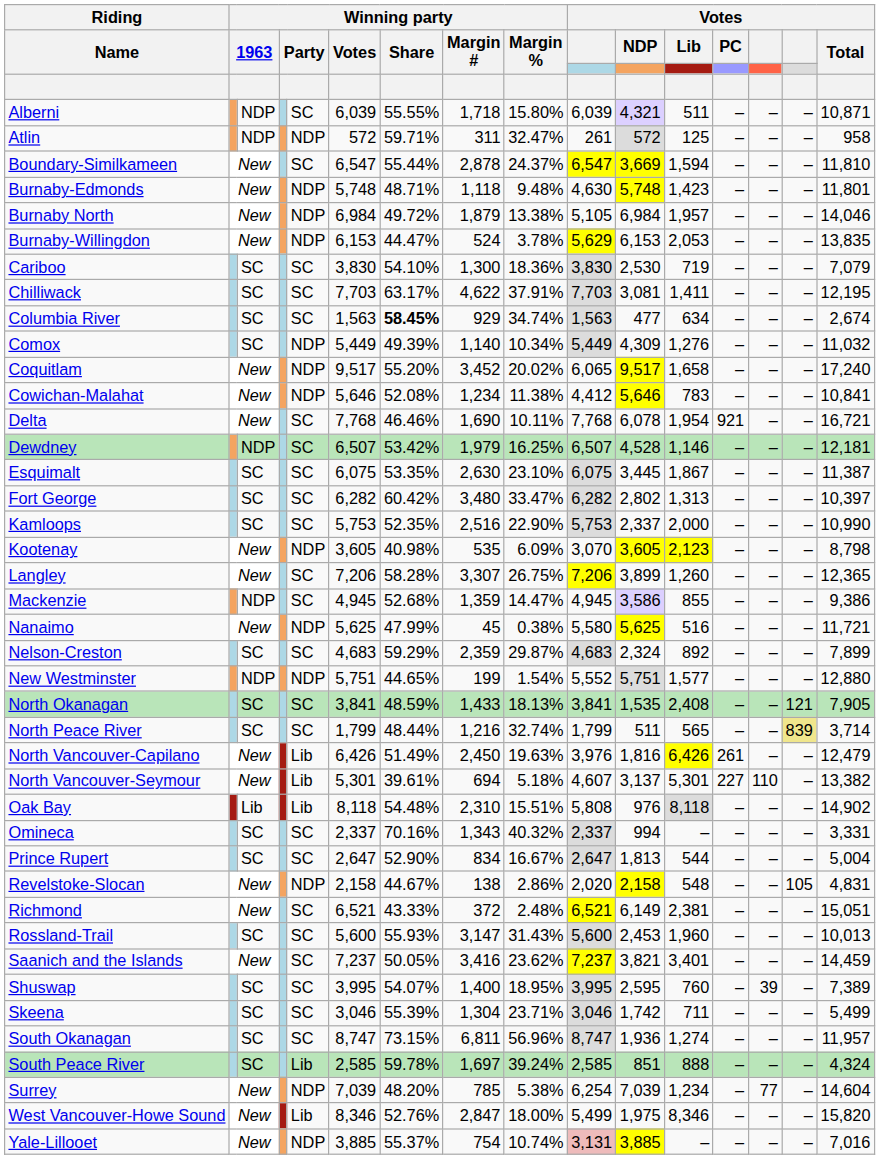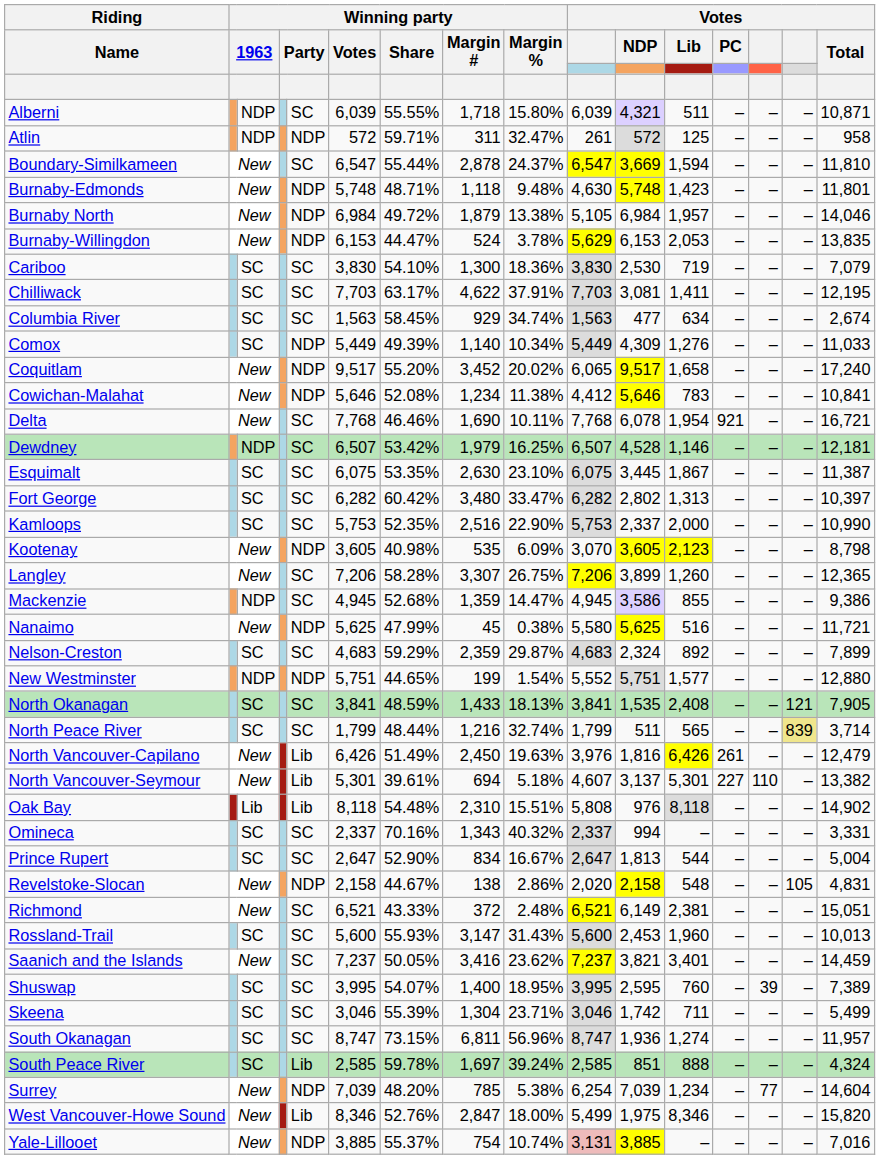(412, 318) bold -> (412, 318) normal
(846, 344) 11,032 -> (846, 344) 11,033
